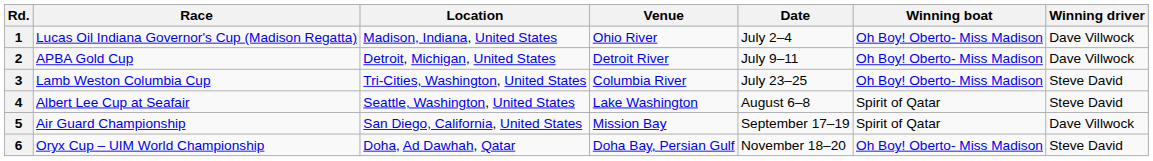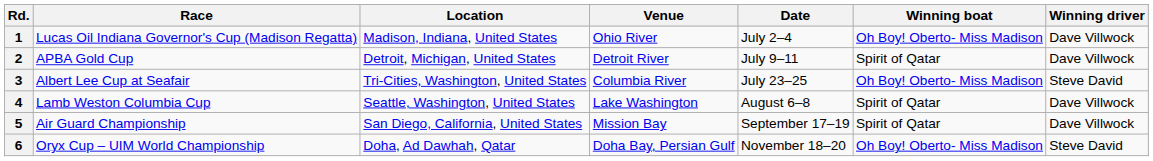(949, 59) Oh Boy! Oberto- Miss Madison -> (898, 59) Spirit of Qatar
(123, 80) Lamb Weston Columbia Cup -> (113, 80) Albert Lee Cup at Seafair
(113, 102) Albert Lee Cup at Seafair -> (123, 102) Lamb Weston Columbia Cup
(1086, 102) Steve David -> (1092, 102) Dave Villwock
